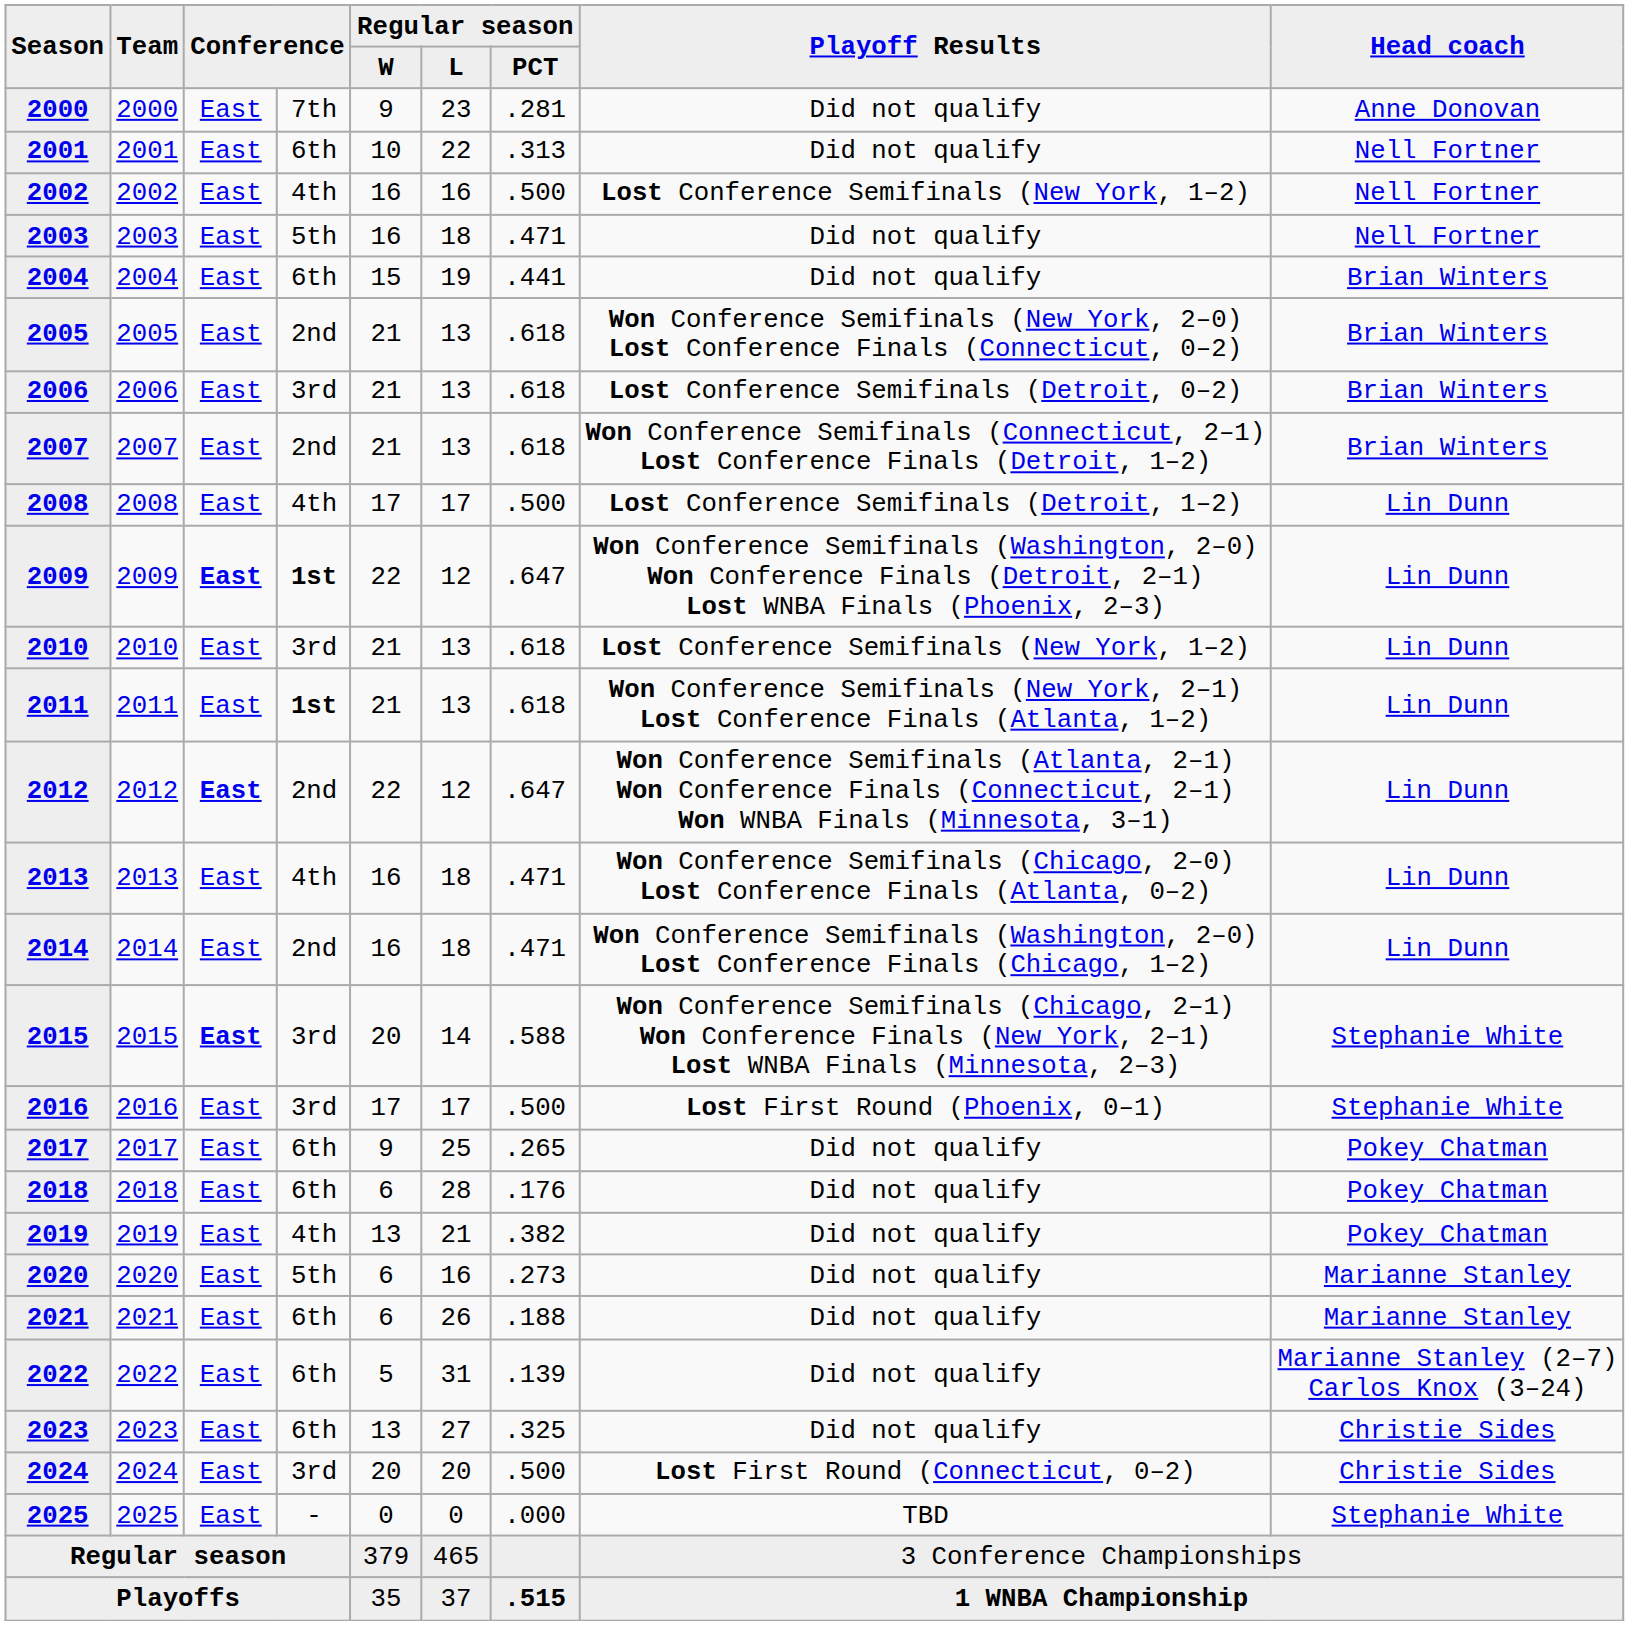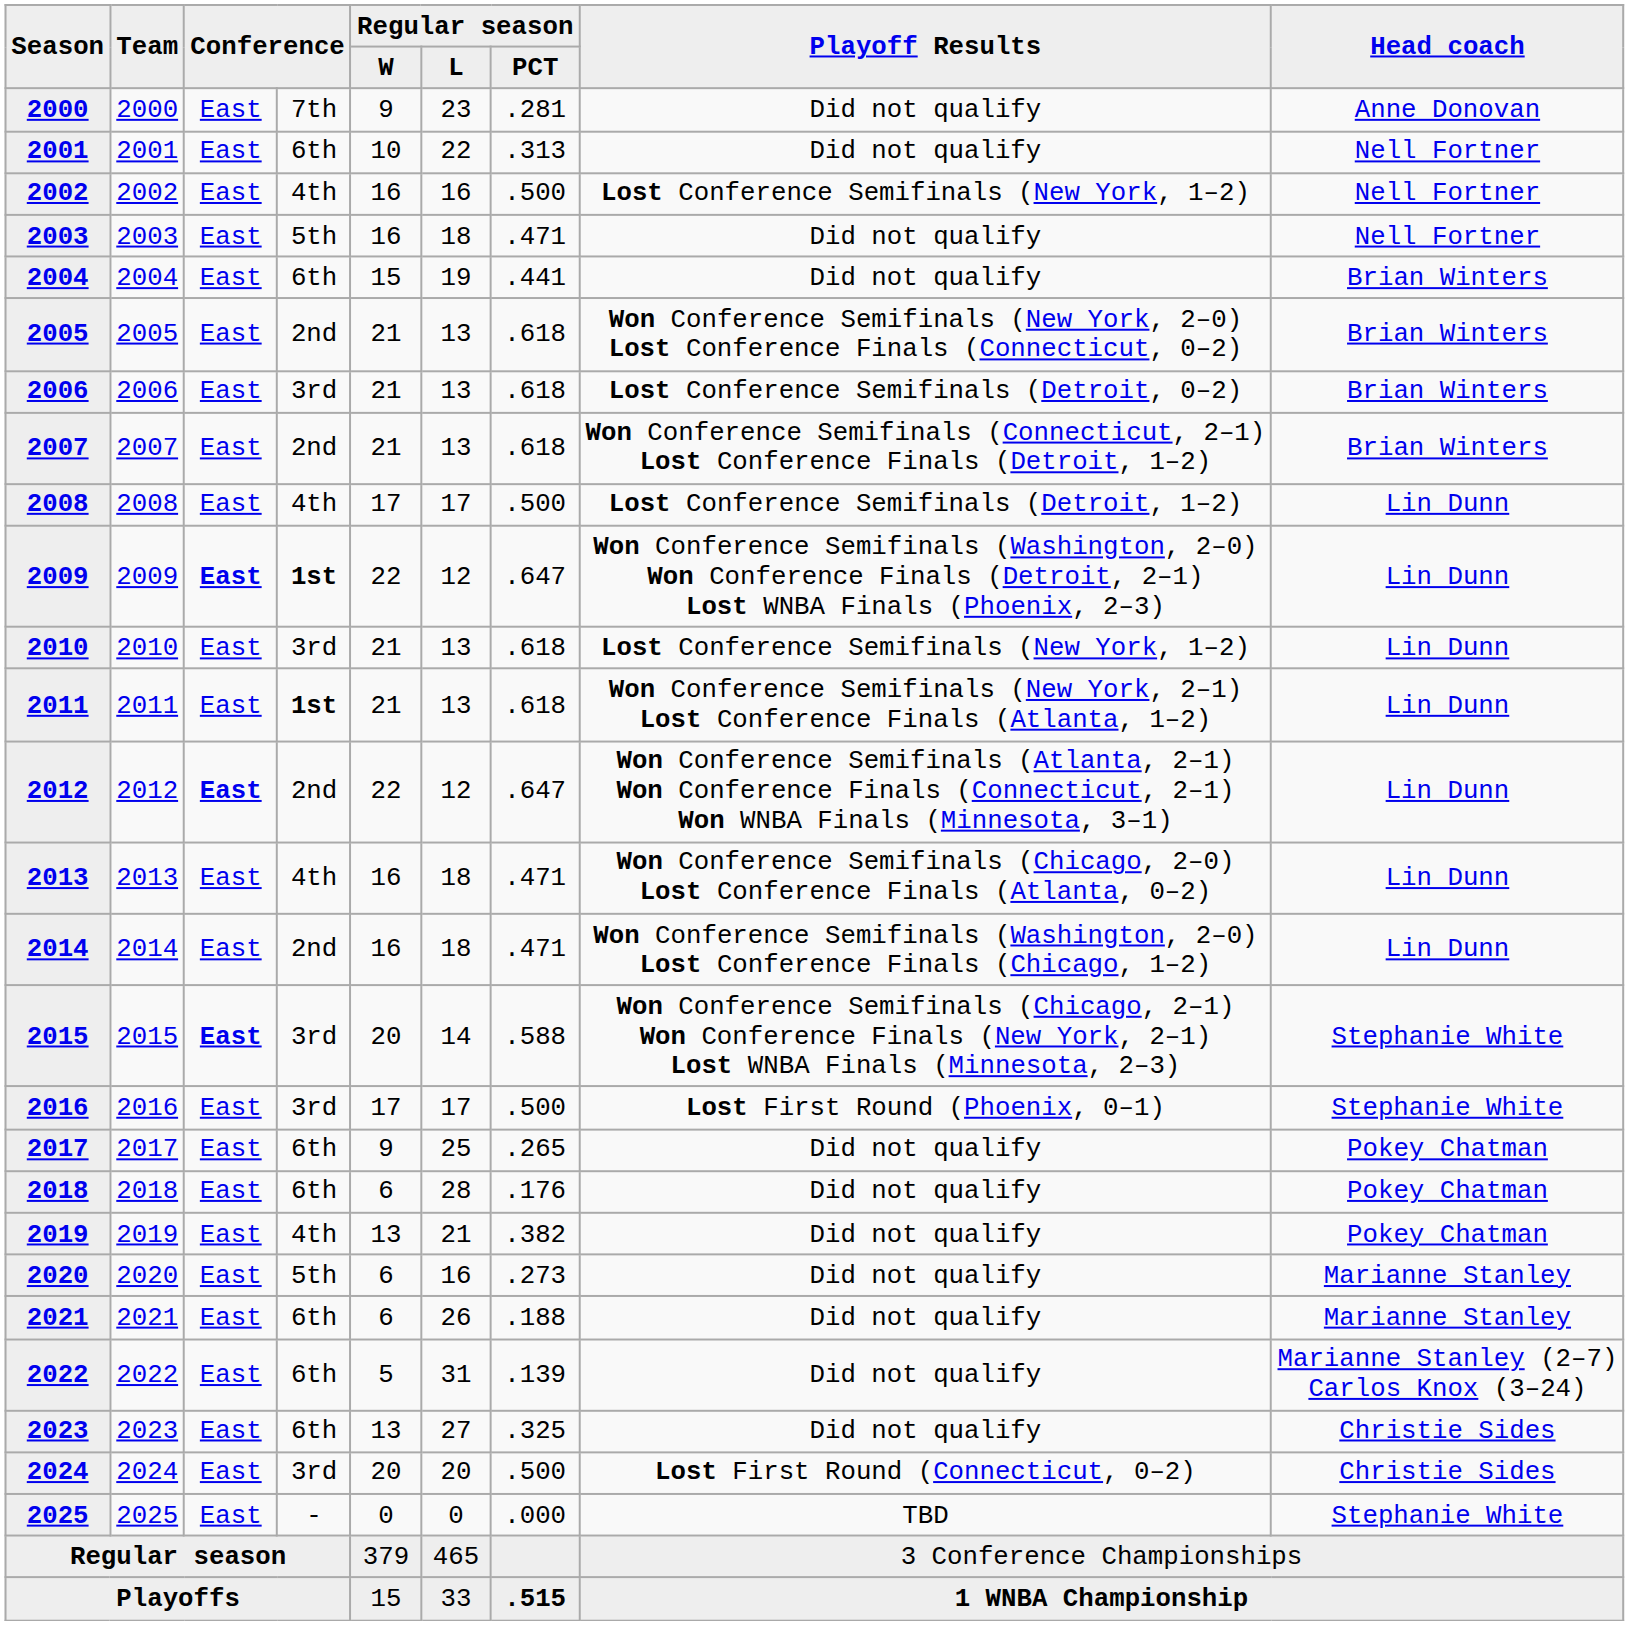(386, 1599) 35 -> (386, 1599) 15
(456, 1599) 37 -> (456, 1599) 33
